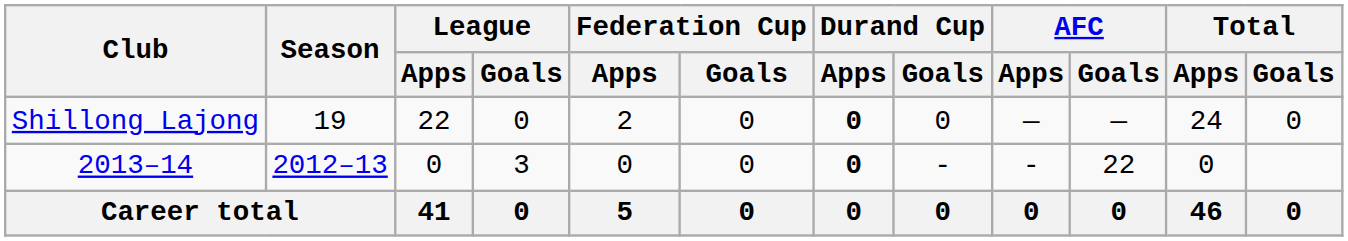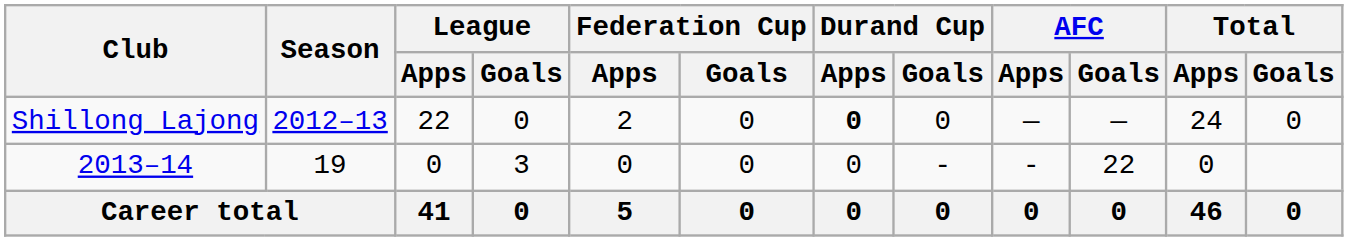(330, 120) 19 -> (330, 120) 2012–13
(330, 167) 2012–13 -> (330, 167) 19
(854, 167) bold -> (854, 167) normal
